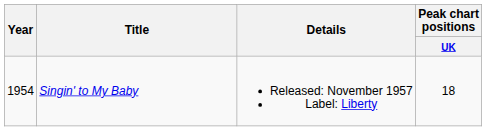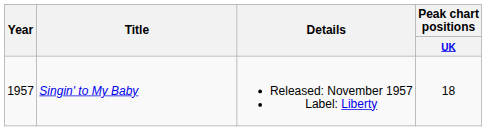(20, 91) 1954 -> (20, 91) 1957
